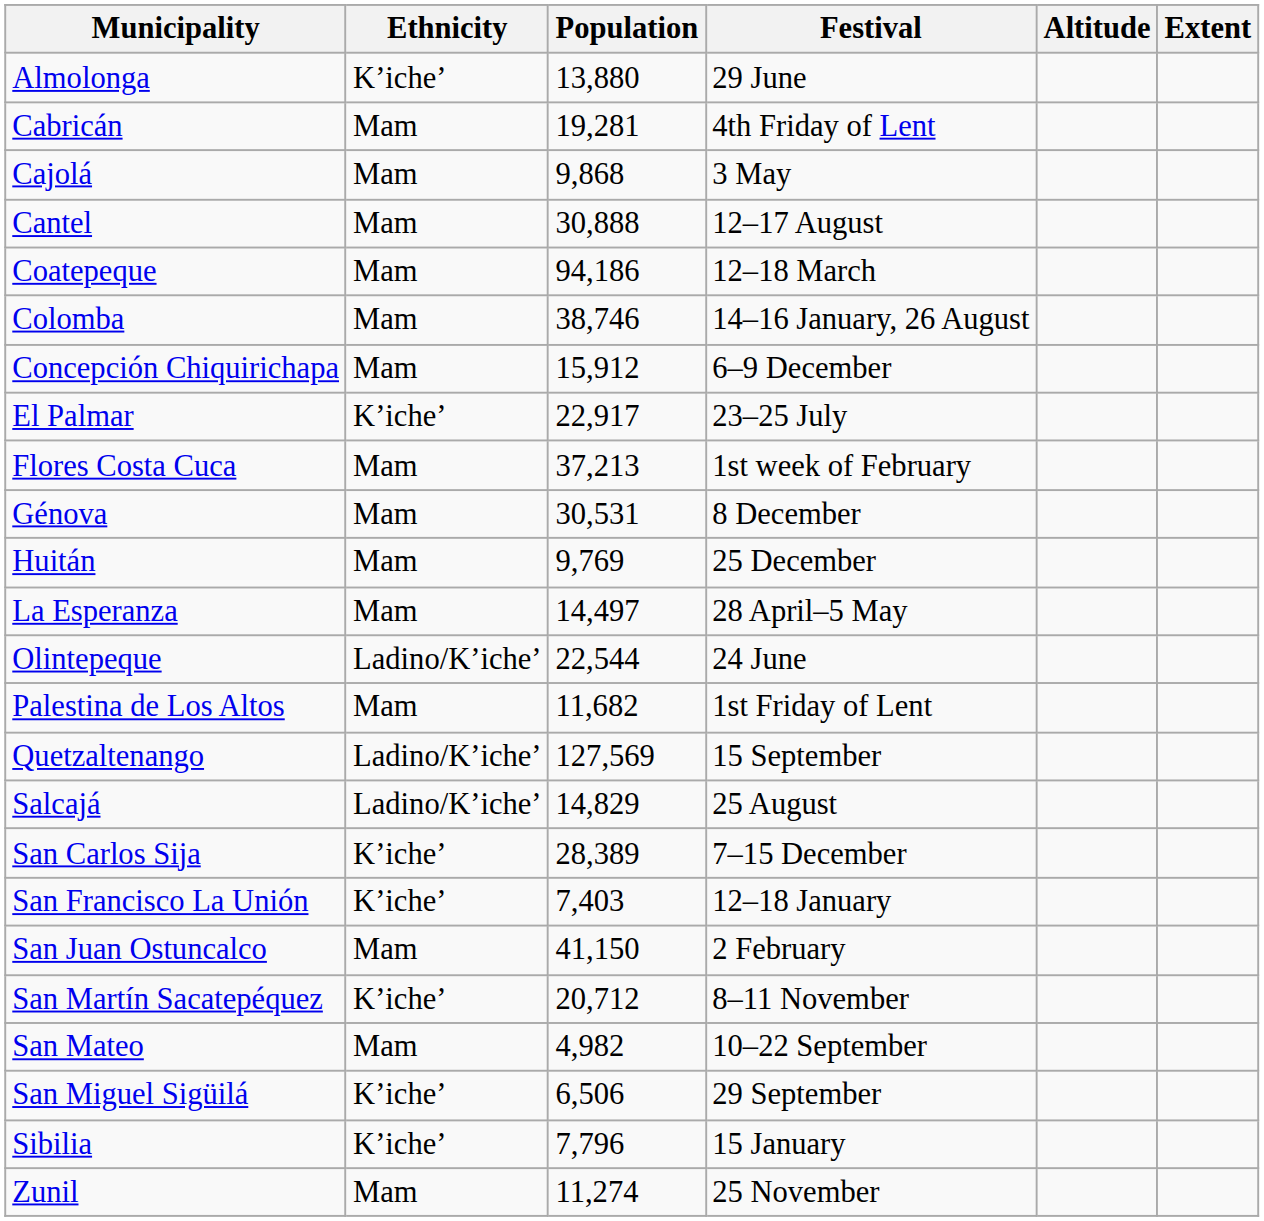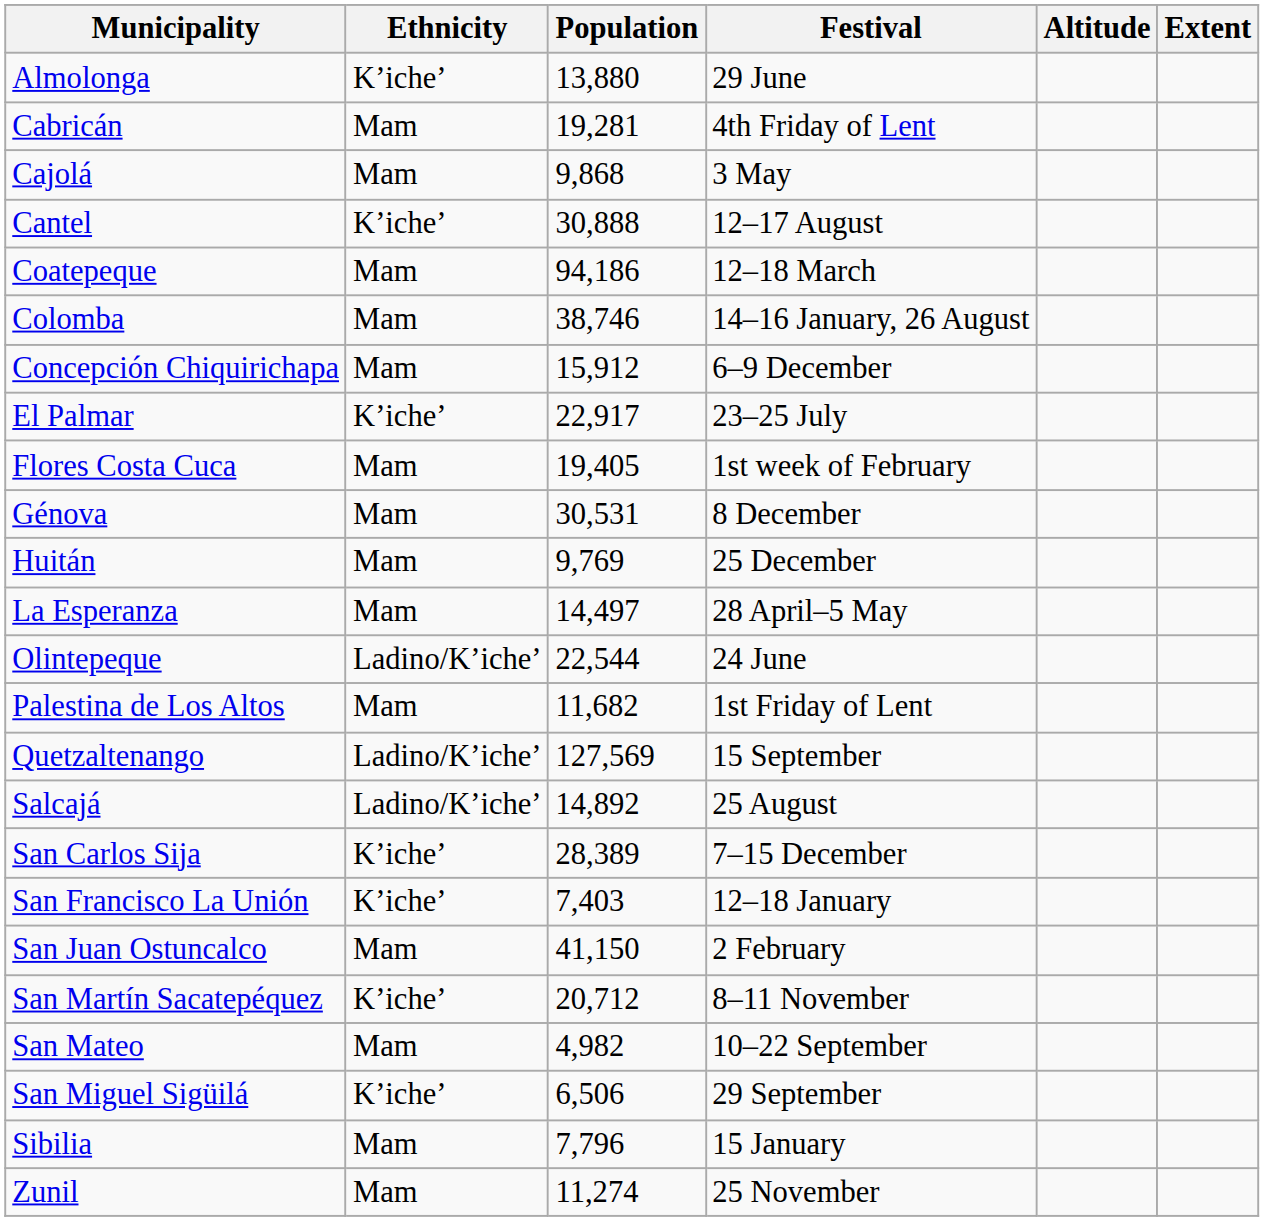(385, 222) Mam -> (400, 222) Kʼicheʼ
(598, 464) 37,213 -> (598, 464) 19,405
(598, 804) 14,829 -> (598, 804) 14,892
(400, 1143) Kʼicheʼ -> (385, 1143) Mam
